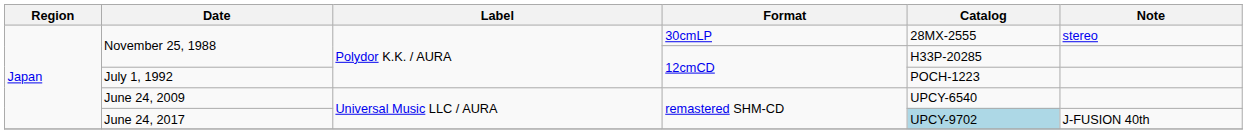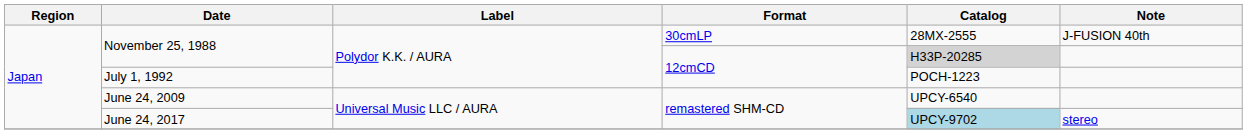(1080, 36) stereo -> (1106, 36) J-FUSION 40th
(946, 56) no background -> (946, 56) lightgrey background
(1106, 119) J-FUSION 40th -> (1080, 119) stereo
